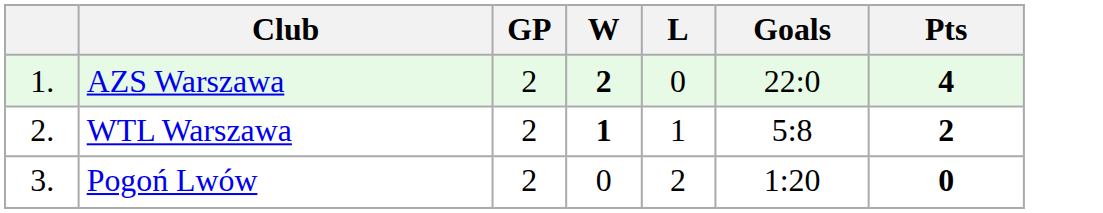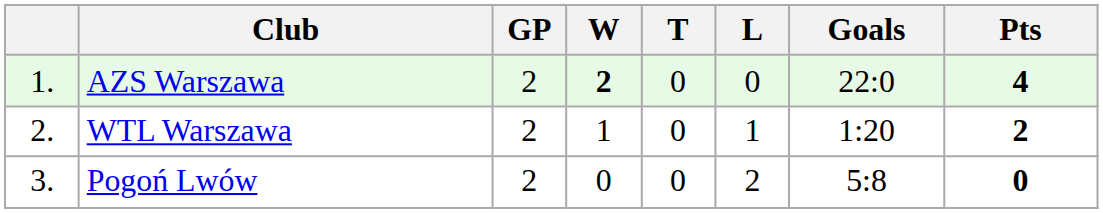+ column: (678, 29)
(604, 130) bold -> (604, 130) normal
(792, 130) 5:8 -> (867, 130) 1:20
(792, 181) 1:20 -> (867, 181) 5:8
